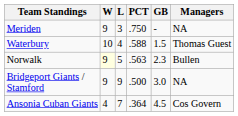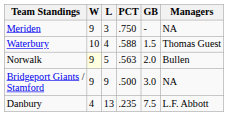(160, 60) 2.3 -> (150, 60) 2.0
- row: (52, 103)
+ row: (24, 103)
